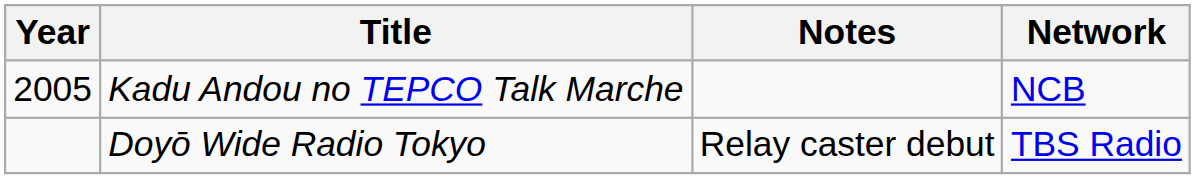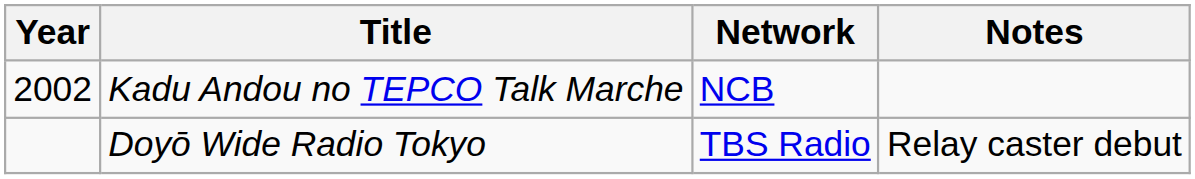columns swapped: (1096, 32) <-> (847, 32)
(53, 88) 2005 -> (53, 88) 2002
